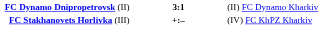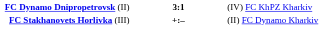(273, 7) (II) FC Dynamo Kharkiv -> (270, 7) (IV) FC KhPZ Kharkiv
(270, 20) (IV) FC KhPZ Kharkiv -> (273, 20) (II) FC Dynamo Kharkiv
